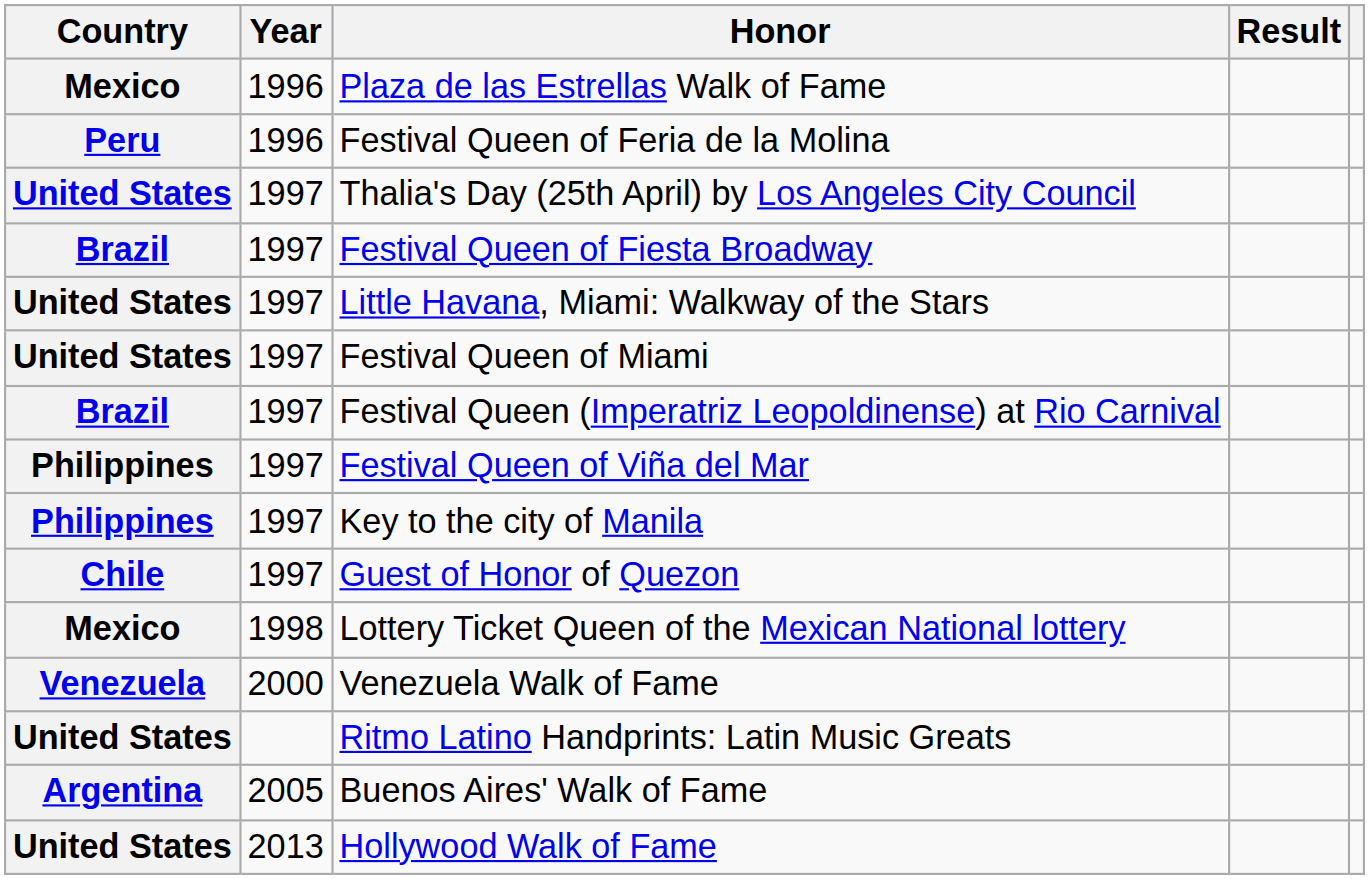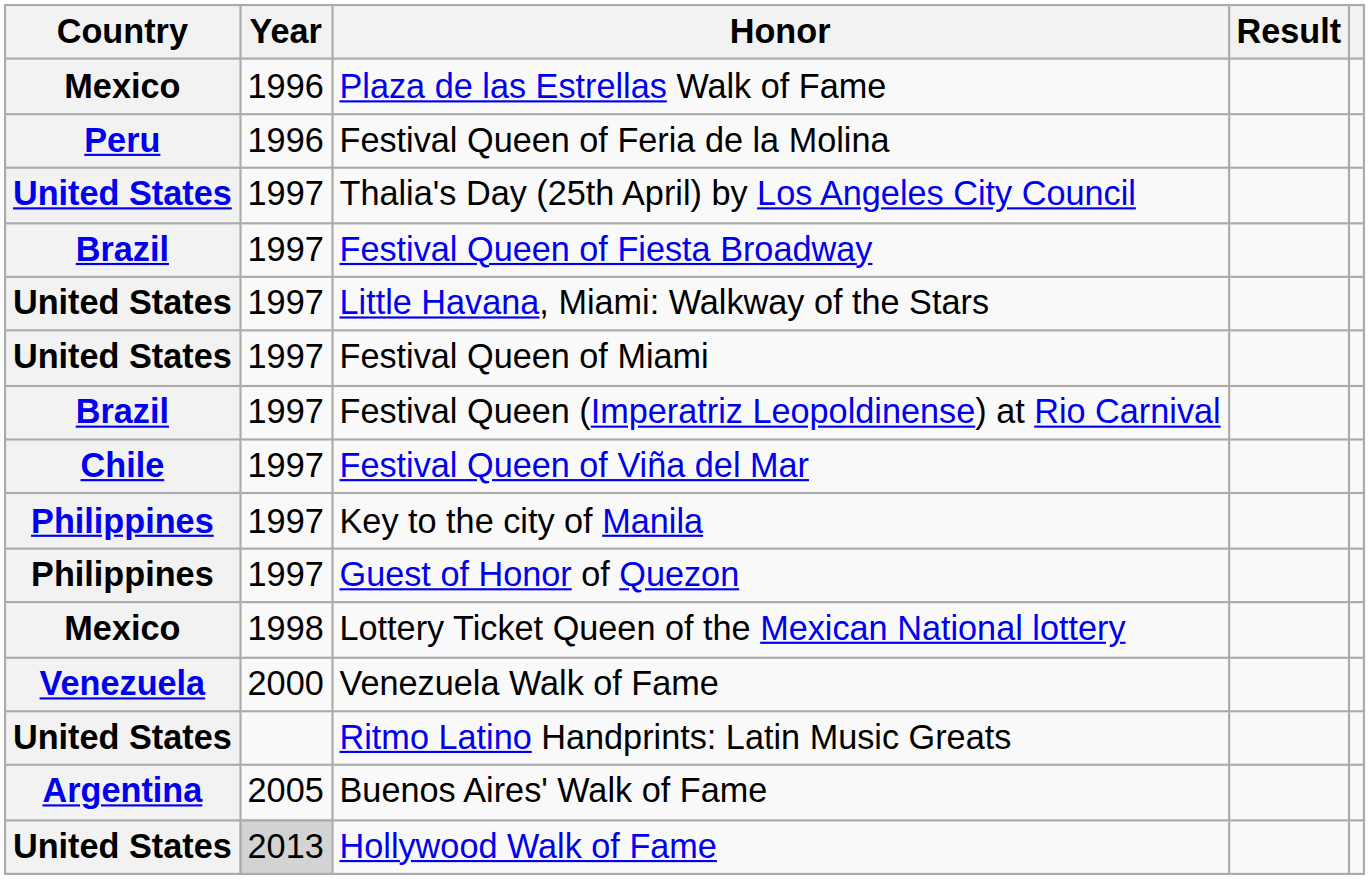(122, 466) Philippines -> (122, 466) Chile
(122, 574) Chile -> (122, 574) Philippines
(286, 846) no background -> (286, 846) lightgrey background
